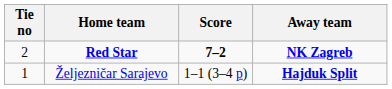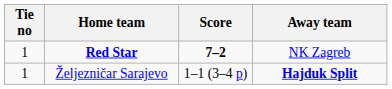(25, 52) 2 -> (25, 52) 1
(320, 52) bold -> (320, 52) normal
